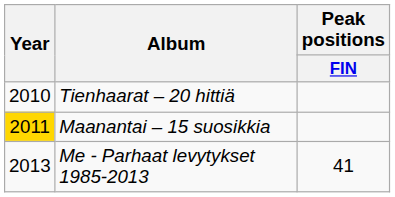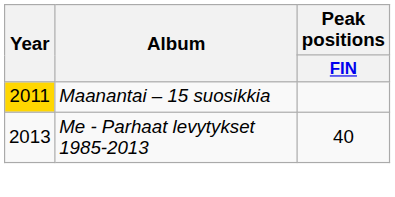- row: (147, 96)
(343, 166) 41 -> (343, 136) 40
